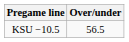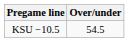(95, 29) 56.5 -> (95, 29) 54.5
